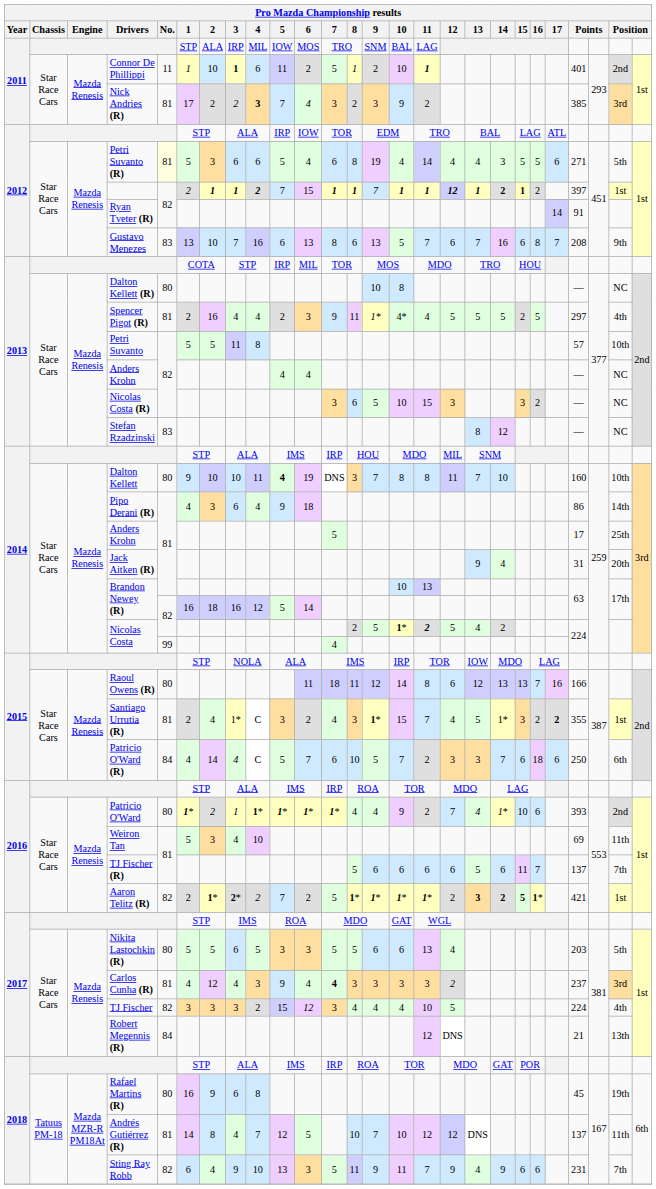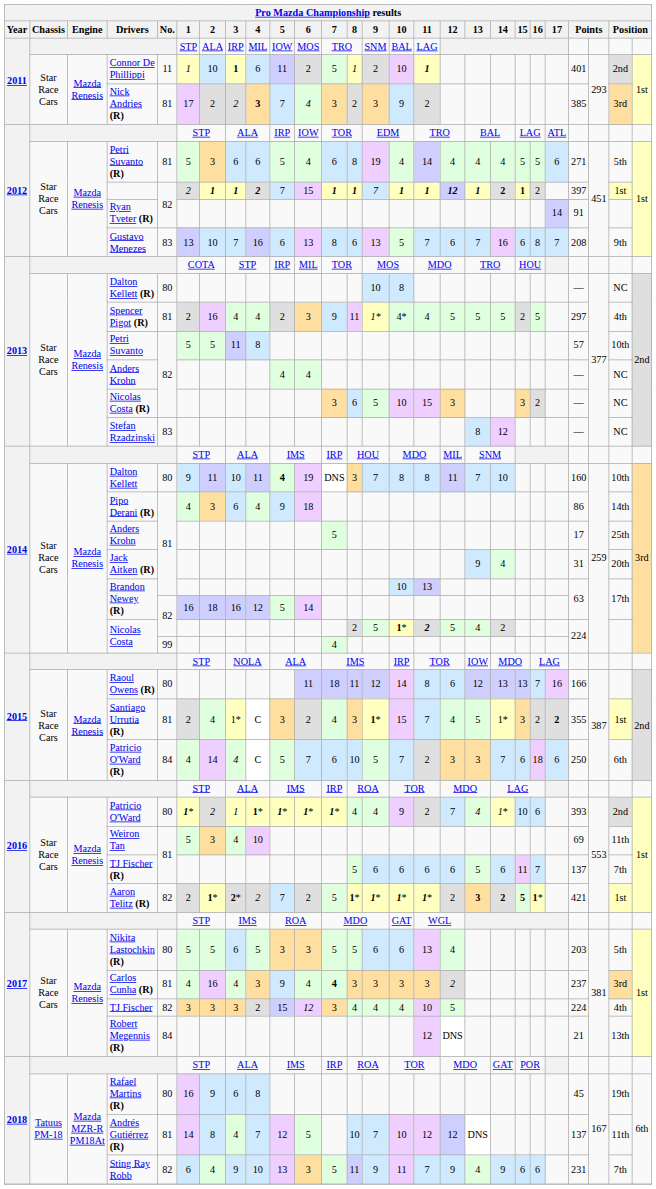(167, 161) lightyellow background -> (167, 161) no background
(503, 161) 3 -> (503, 161) 4
(213, 477) 10 -> (213, 477) 11
(213, 984) 12 -> (213, 984) 16
